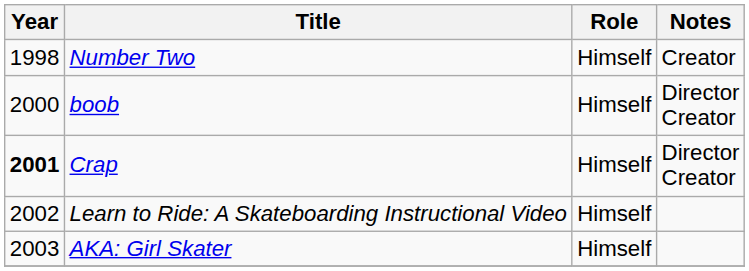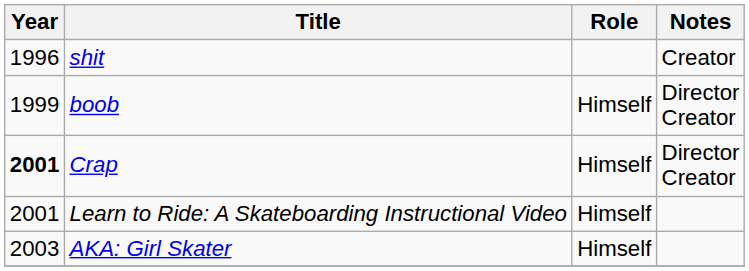+ row: (87, 57)
- row: (132, 57)
(35, 105) 2000 -> (35, 105) 1999
(35, 213) 2002 -> (35, 213) 2001
